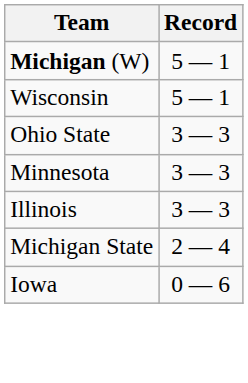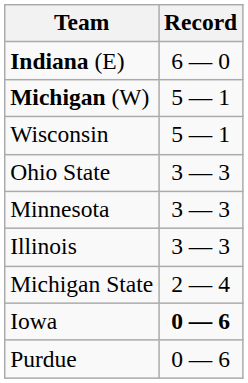+ row: (67, 60)
(201, 284) normal -> (201, 321) bold
+ row: (43, 358)
